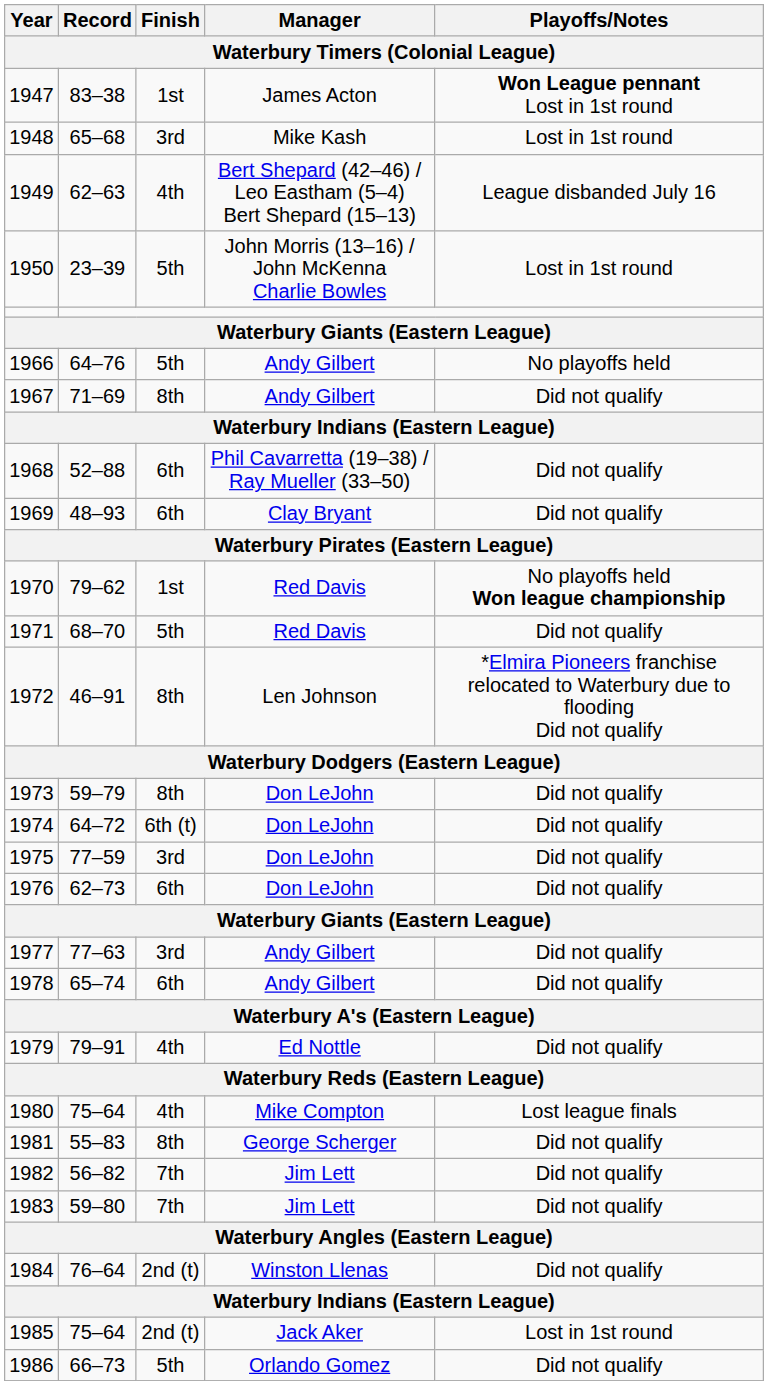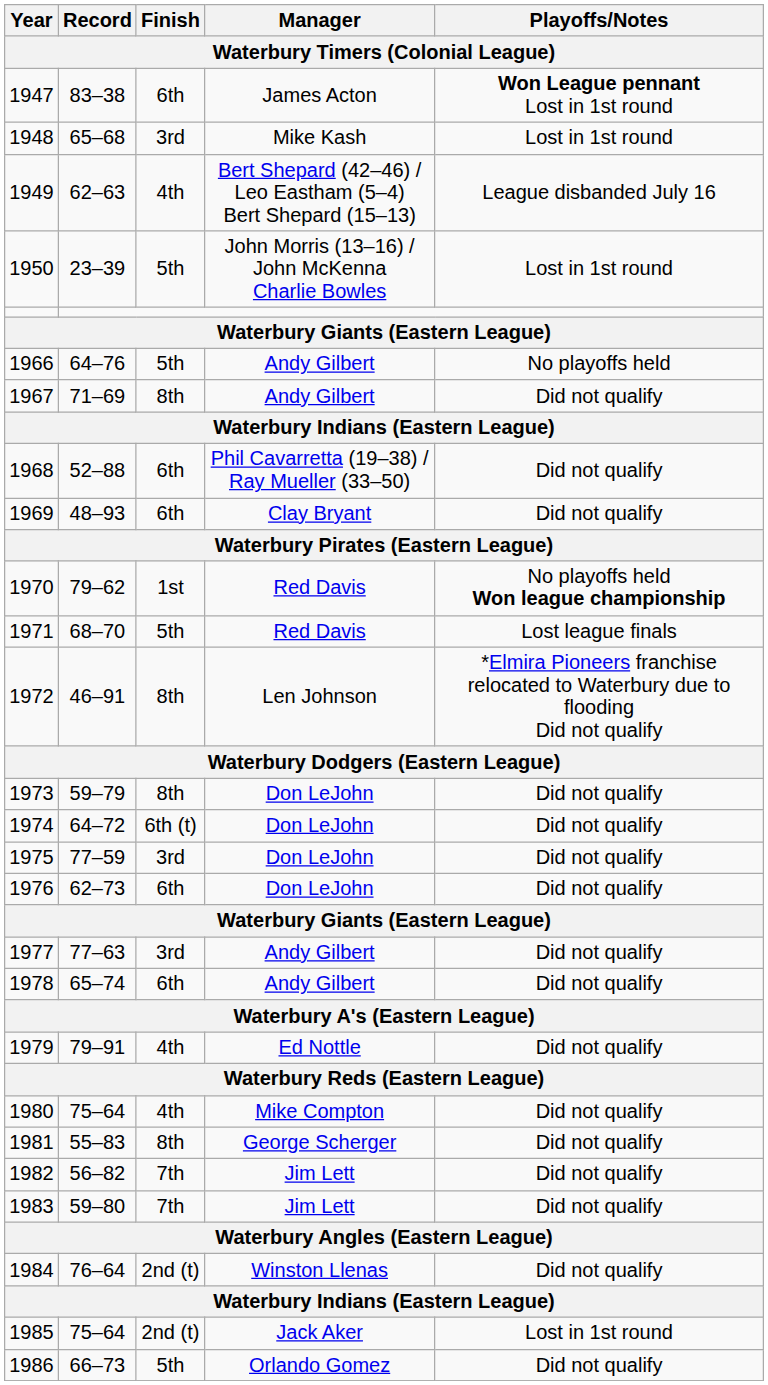(171, 95) 1st -> (171, 95) 6th
(599, 631) Did not qualify -> (599, 631) Lost league finals
(599, 1110) Lost league finals -> (599, 1110) Did not qualify
